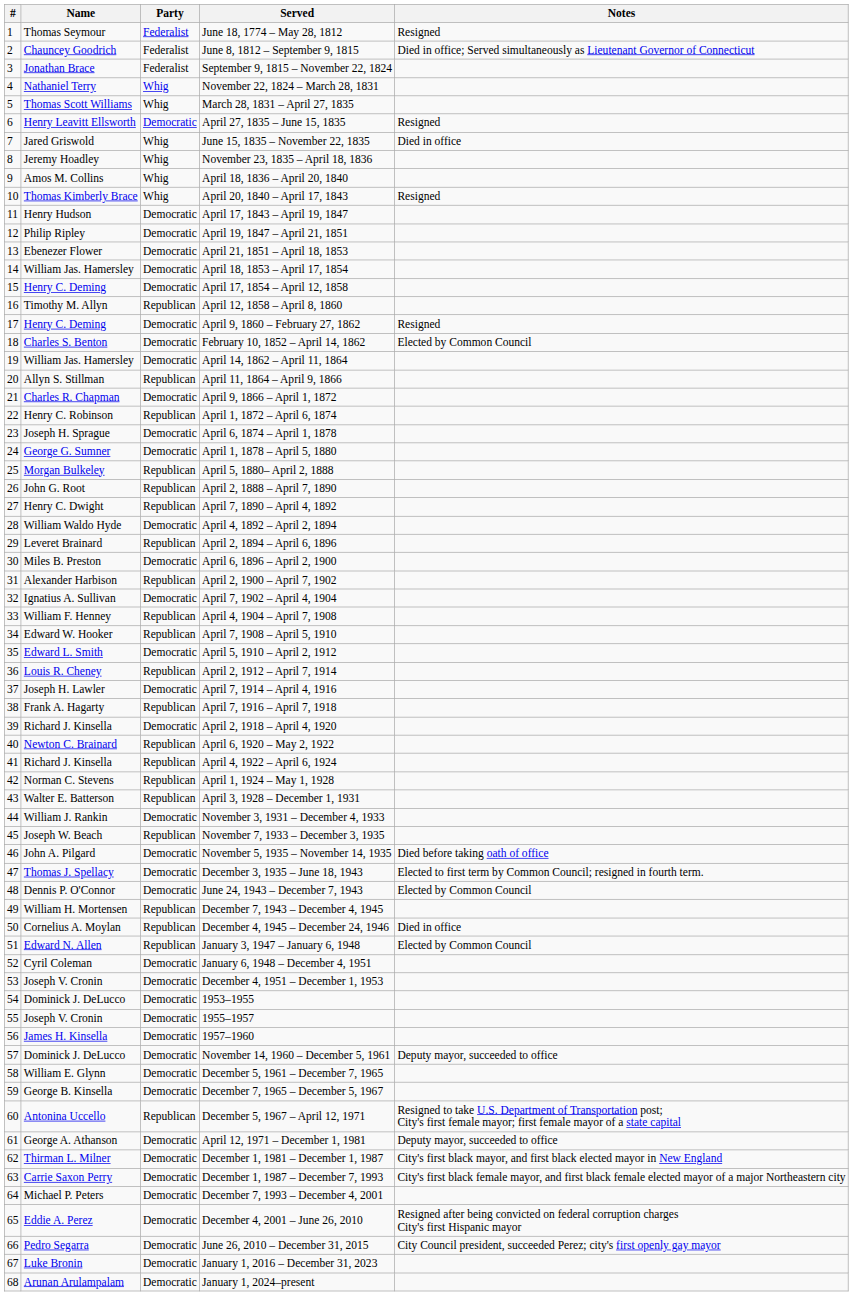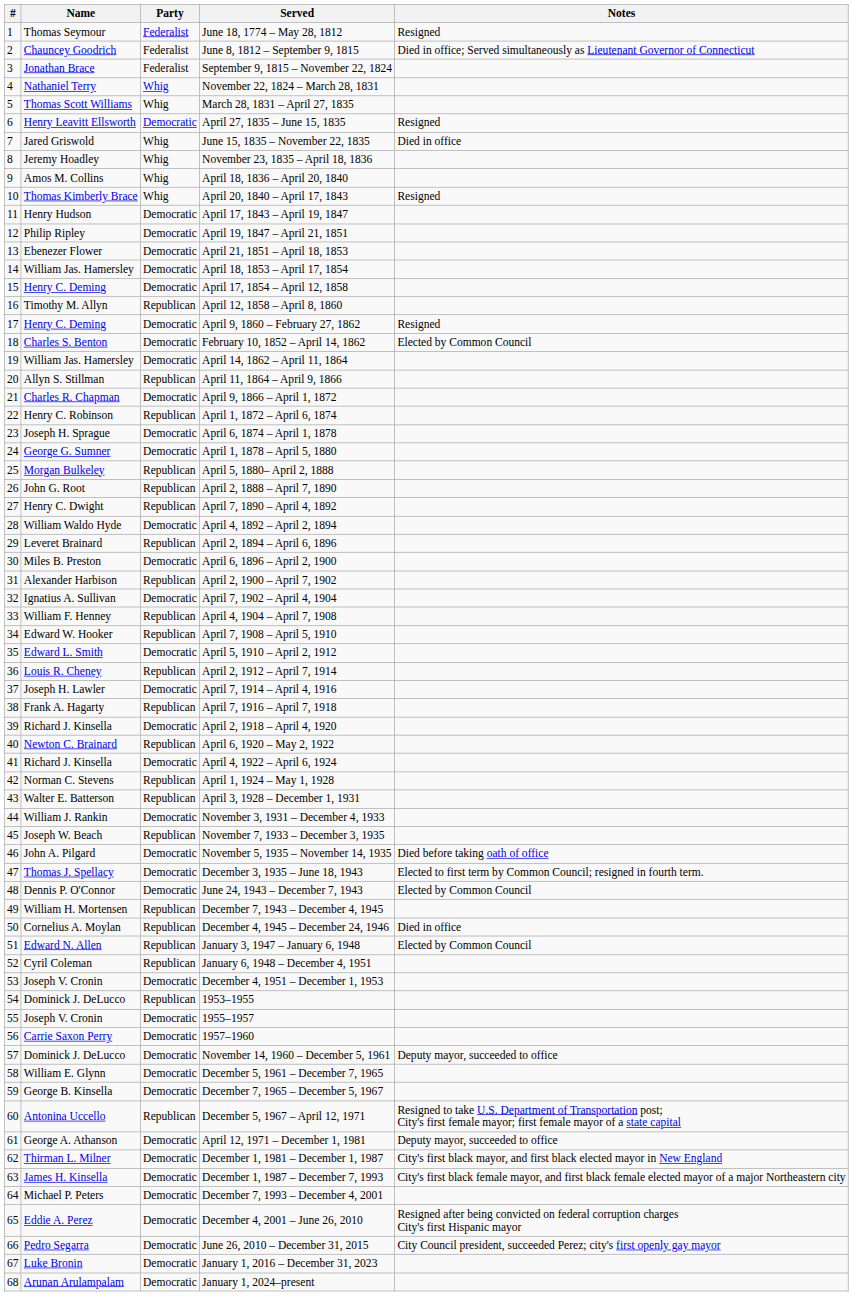(169, 762) Republican -> (170, 762) Democratic
(170, 963) Democratic -> (169, 963) Republican
(170, 1000) Democratic -> (169, 1000) Republican
(66, 1036) James H. Kinsella -> (68, 1036) Carrie Saxon Perry
(68, 1177) Carrie Saxon Perry -> (66, 1177) James H. Kinsella
